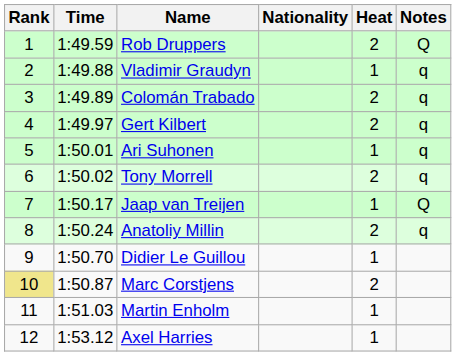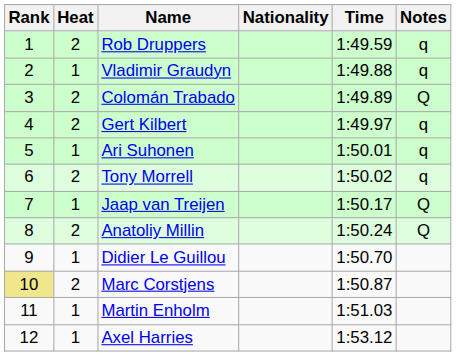columns swapped: (374, 17) <-> (85, 17)
(423, 44) Q -> (423, 44) q
(423, 97) q -> (423, 97) Q
(423, 230) q -> (423, 230) Q
